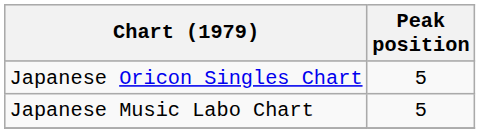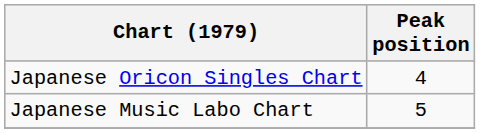(421, 78) 5 -> (421, 78) 4
